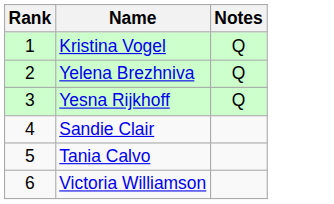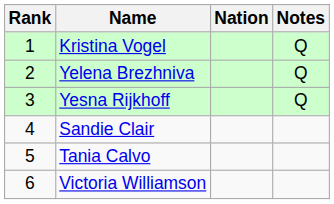+ column: (241, 18)
